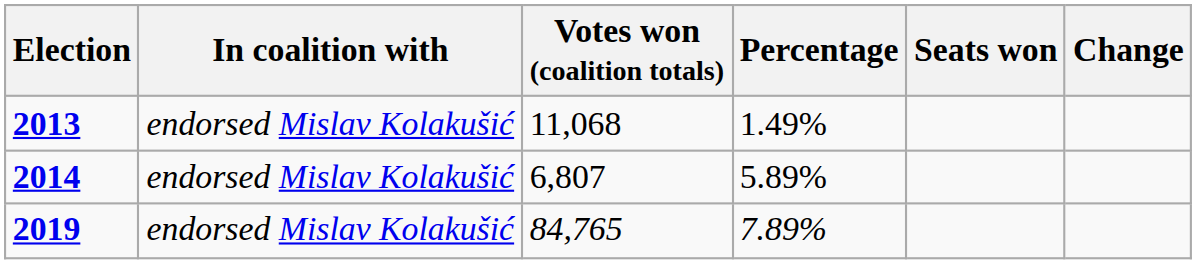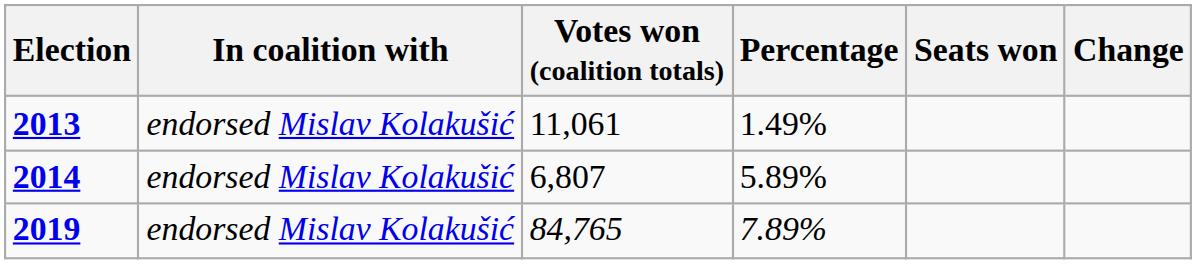(575, 122) 11,068 -> (575, 122) 11,061
